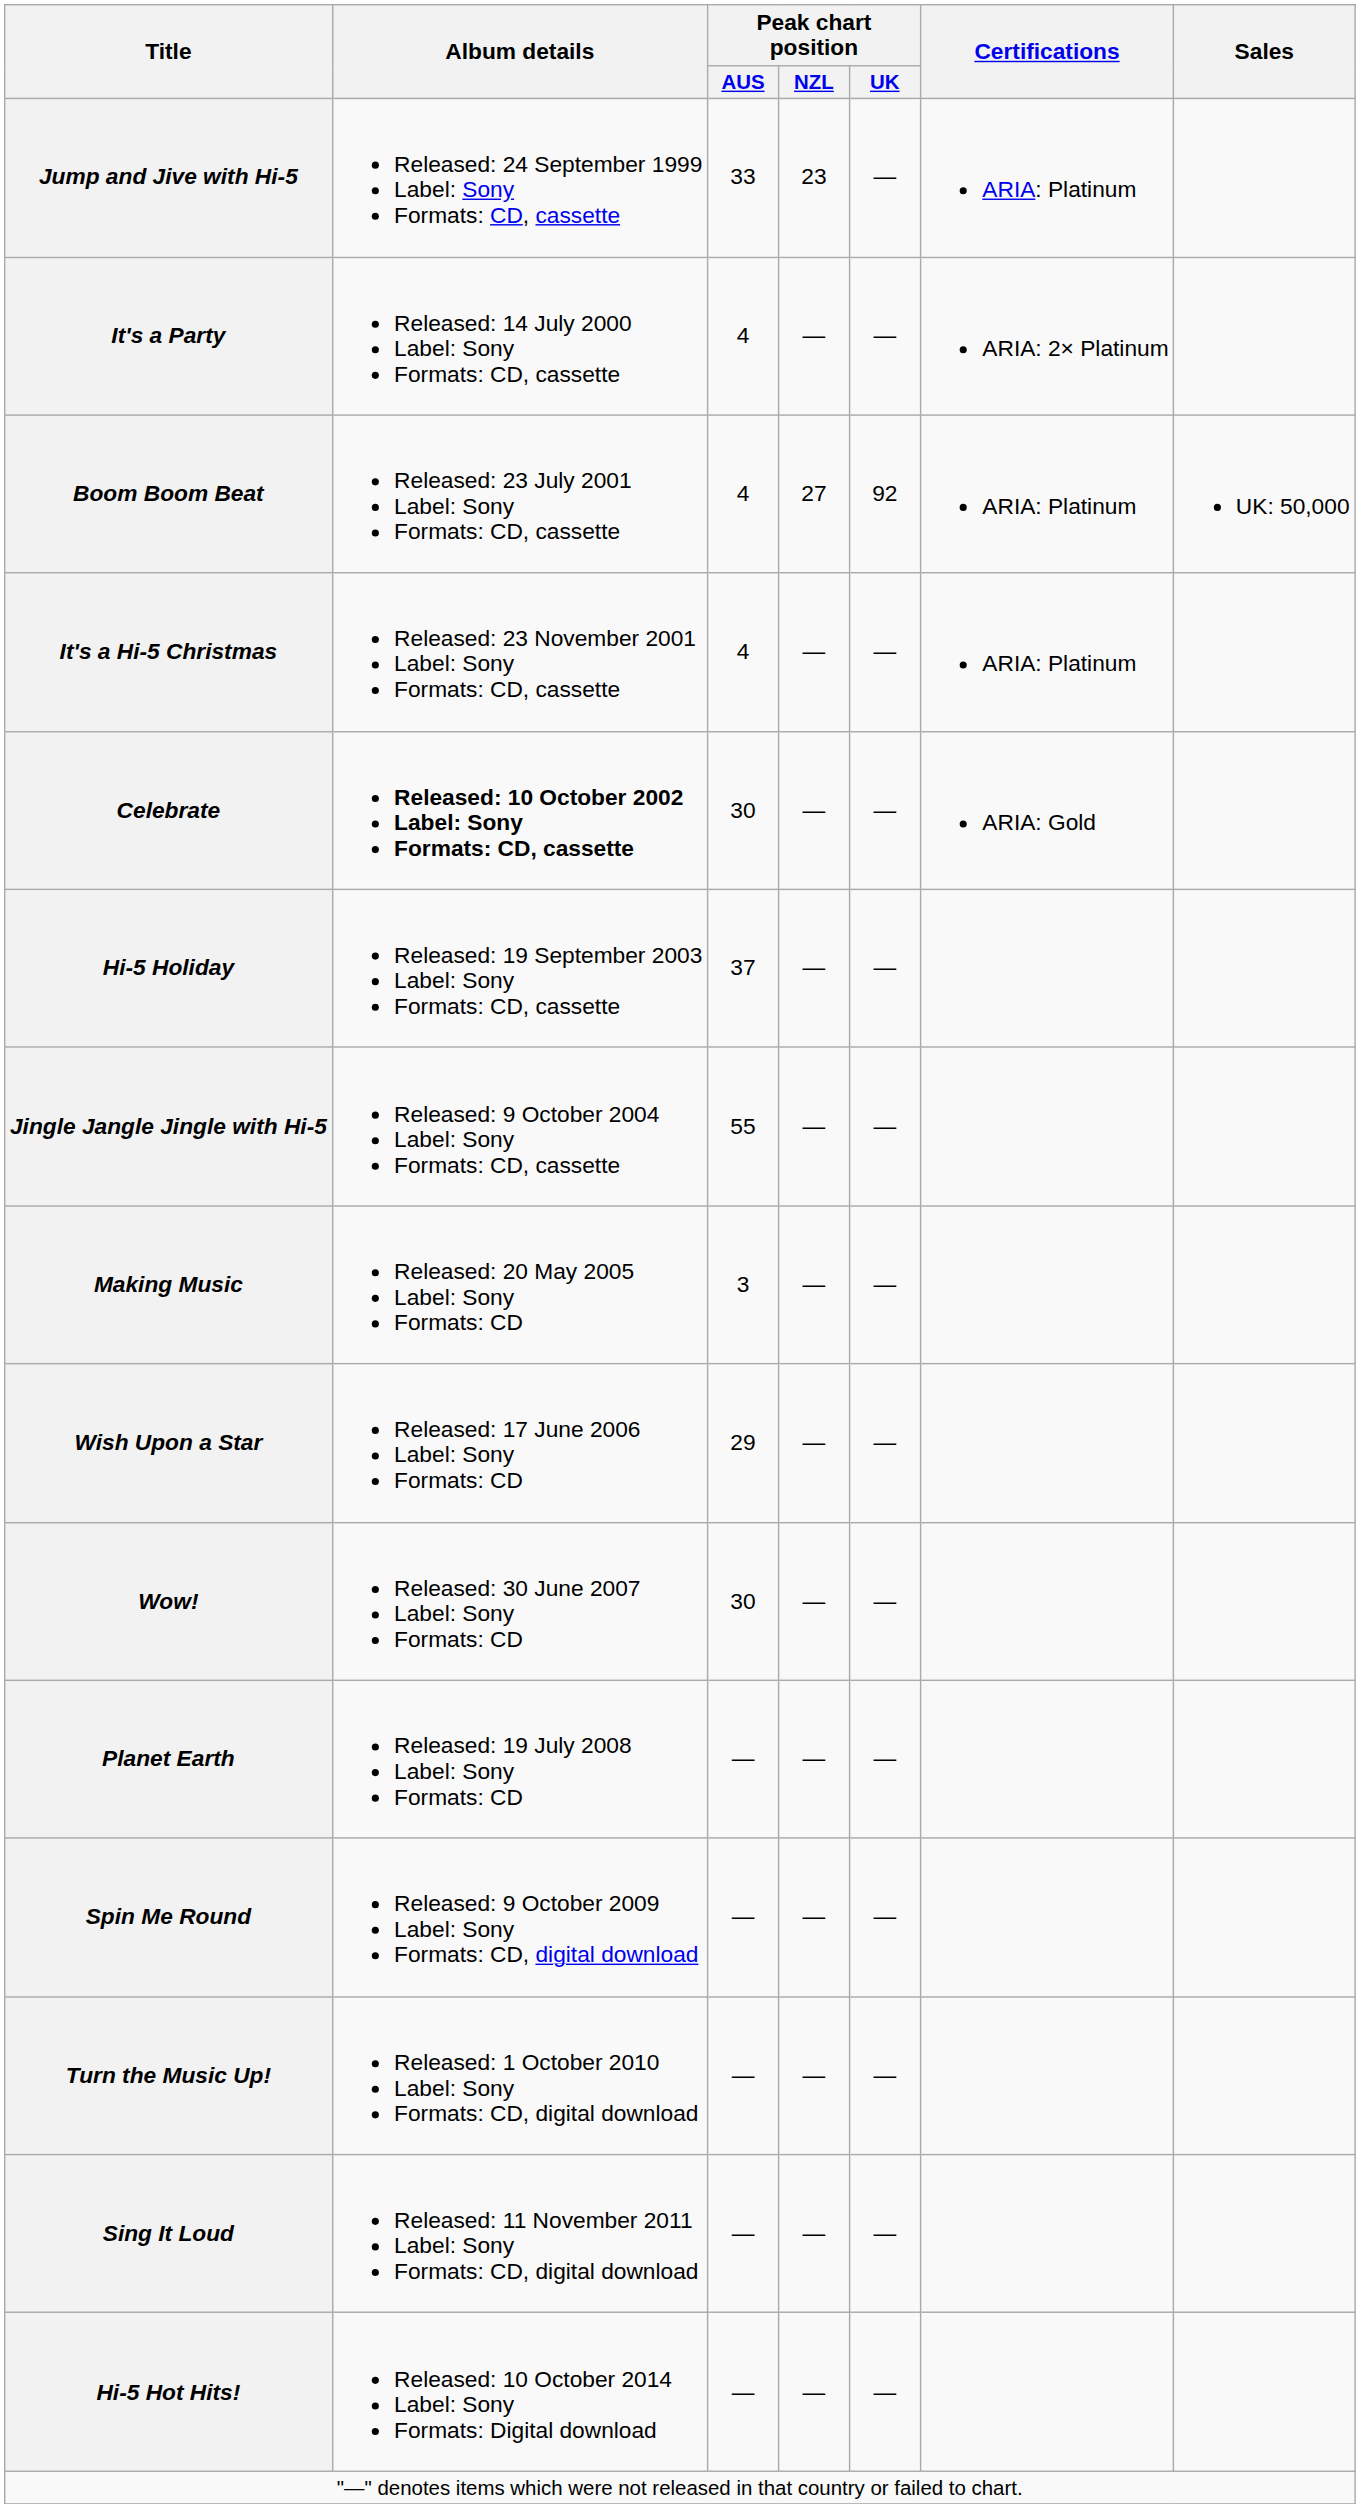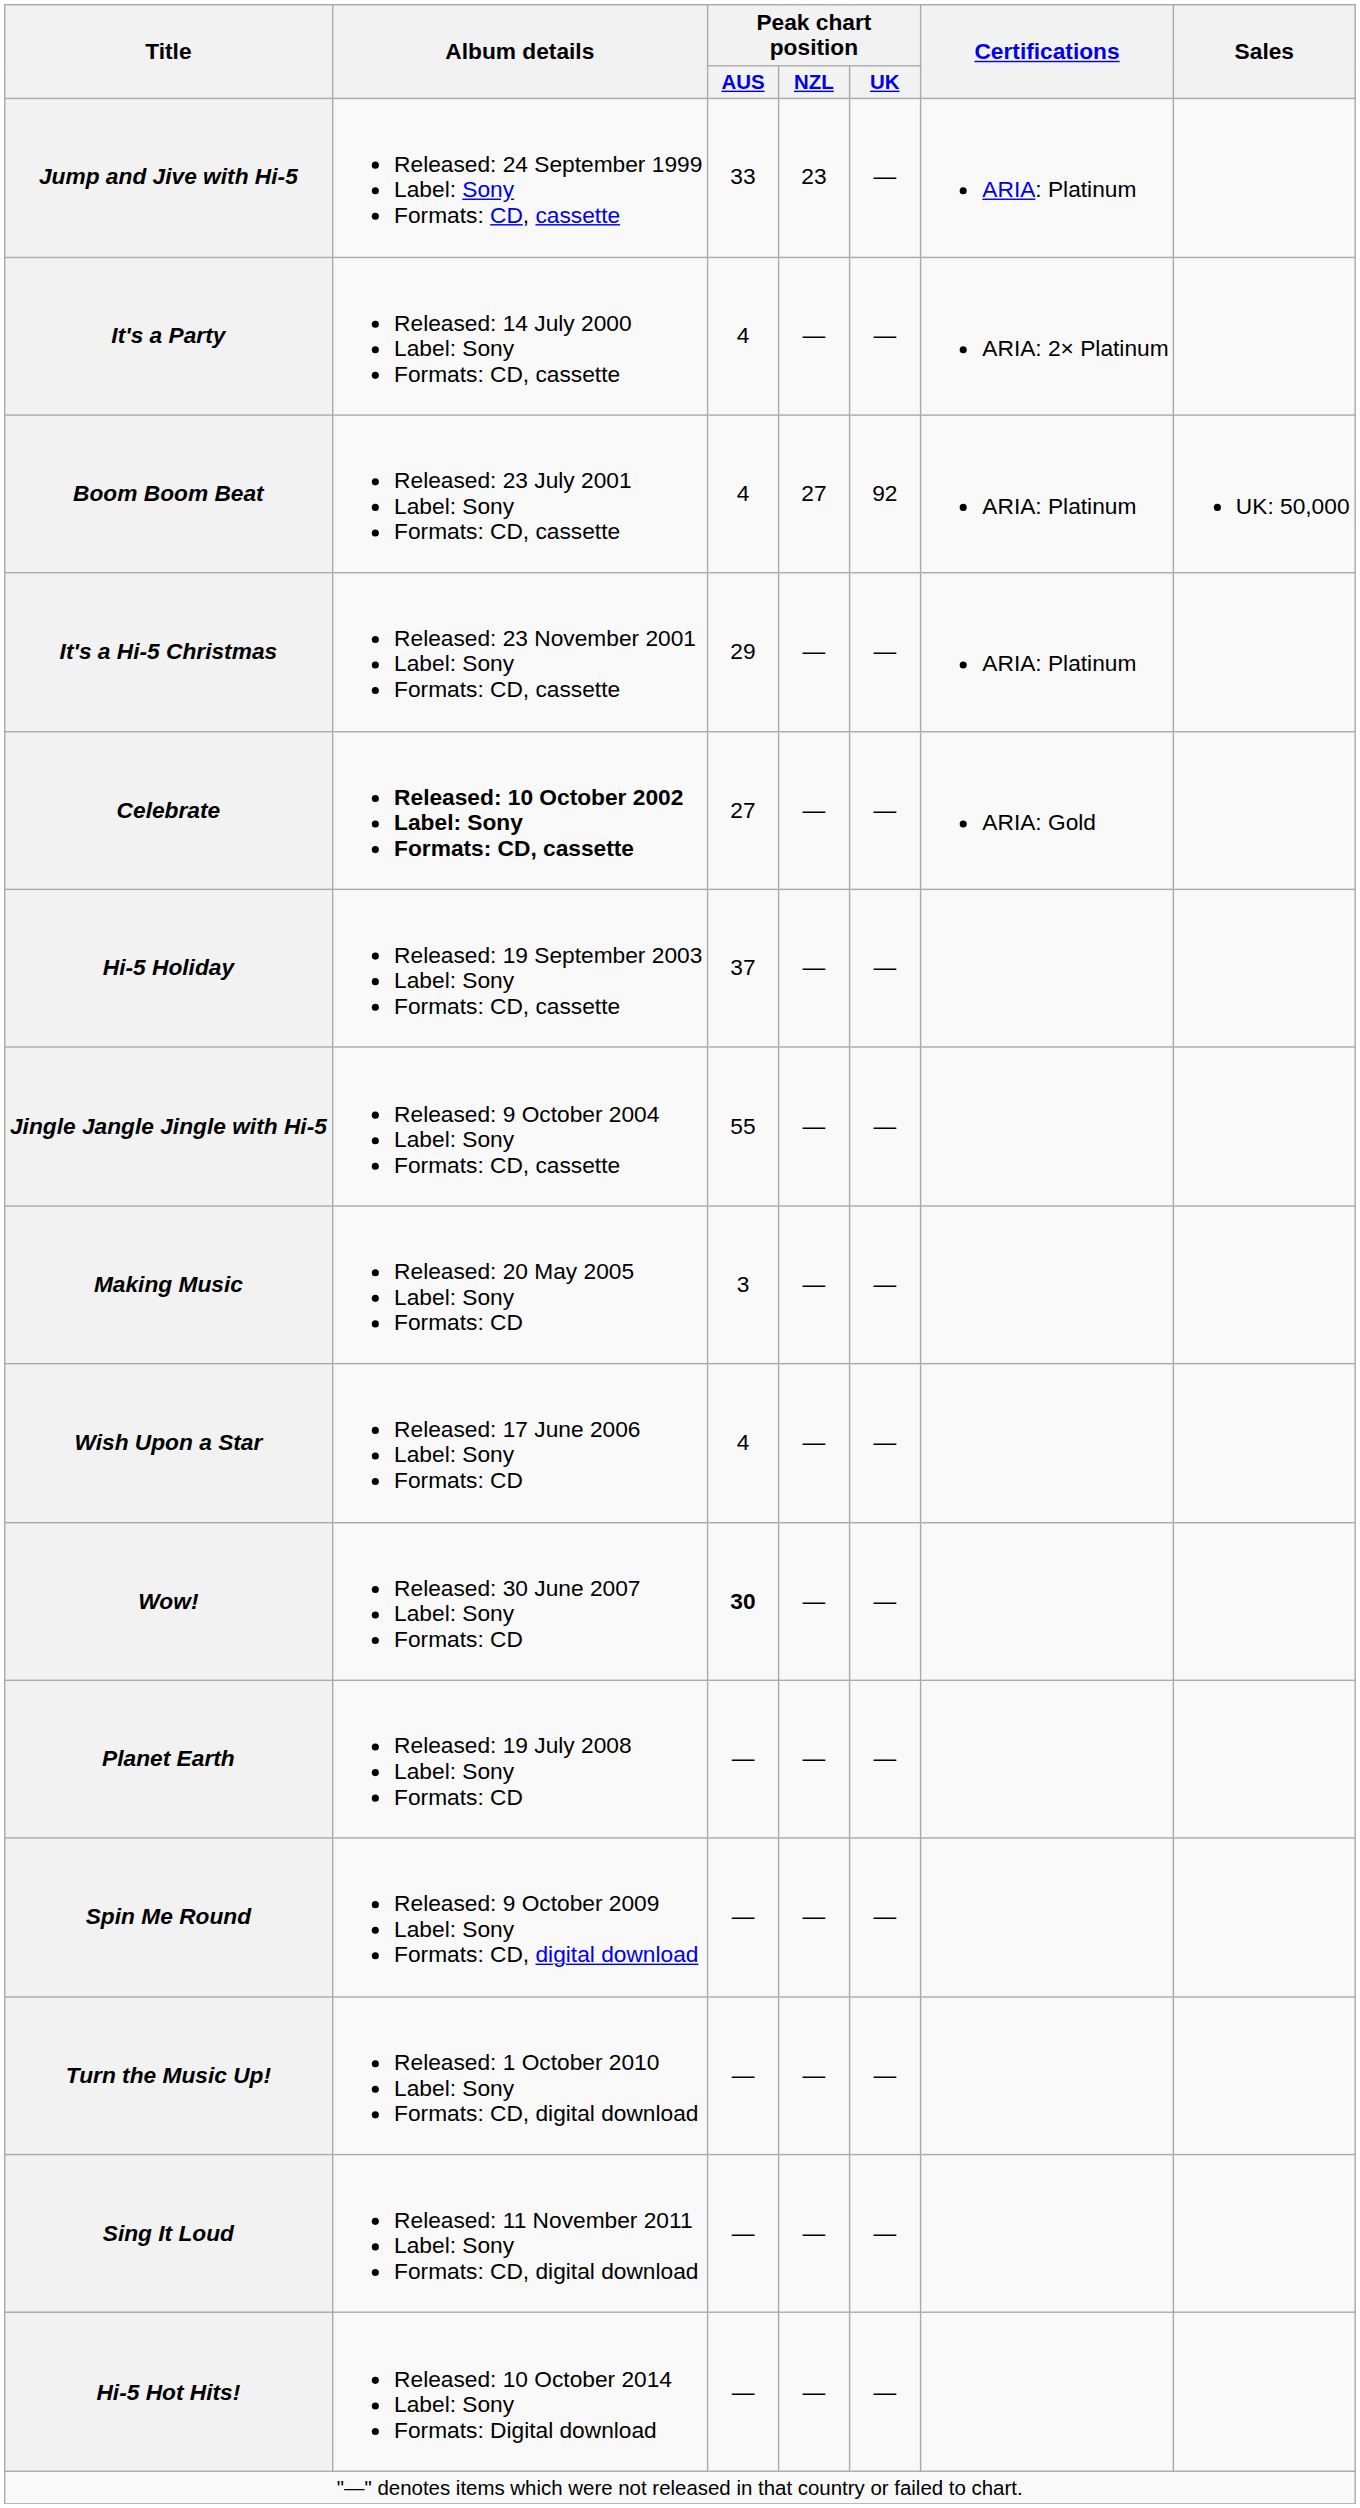(743, 651) 4 -> (743, 651) 29
(743, 810) 30 -> (743, 810) 27
(743, 1442) 29 -> (743, 1442) 4
(743, 1600) normal -> (743, 1600) bold
